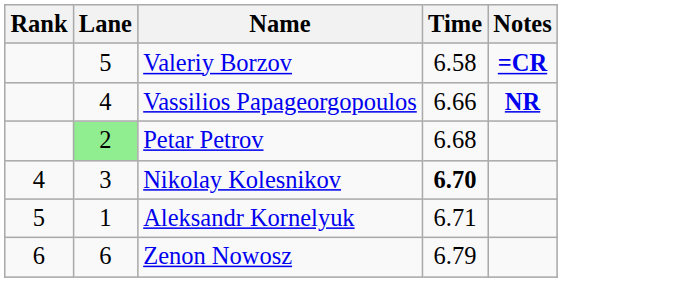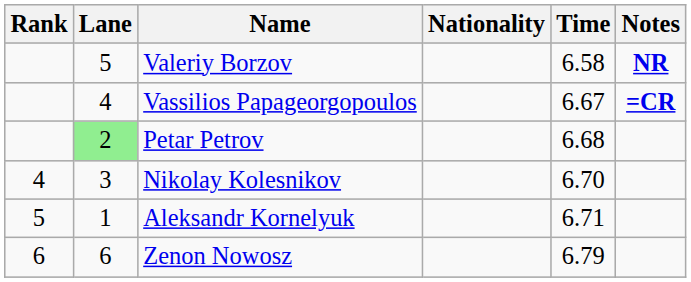+ column: (487, 23)
(523, 62) =CR -> (651, 62) NR
(455, 101) 6.66 -> (583, 101) 6.67
(523, 101) NR -> (651, 101) =CR
(455, 179) bold -> (583, 179) normal
